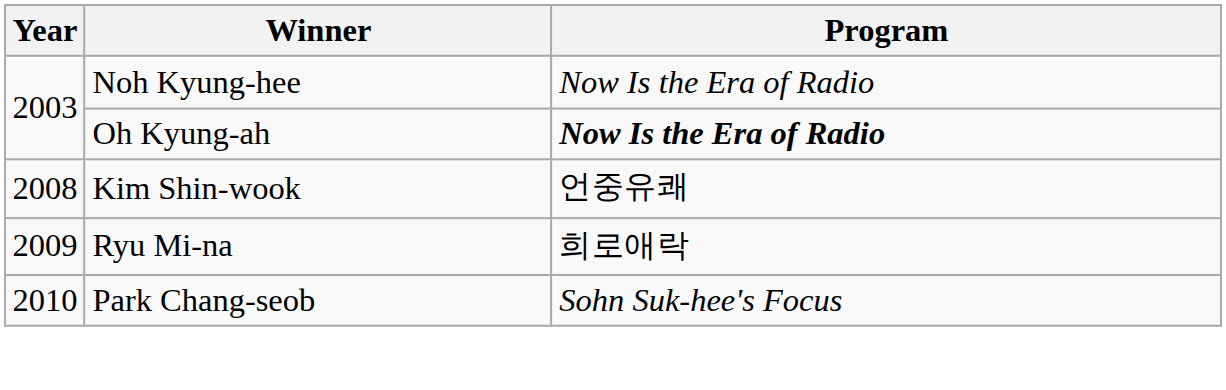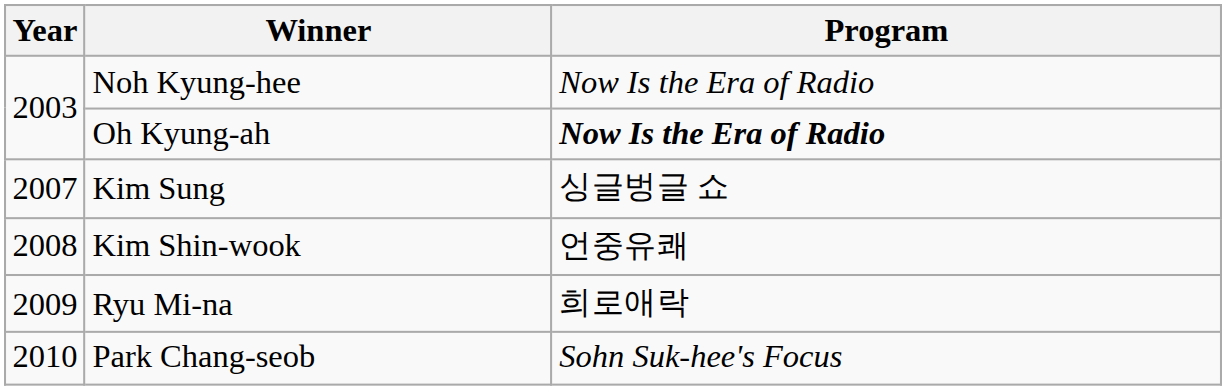+ row: (159, 187)
